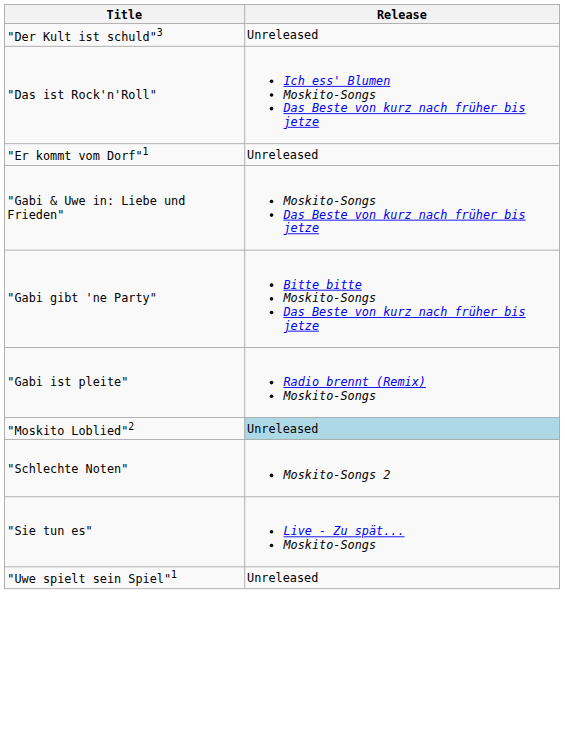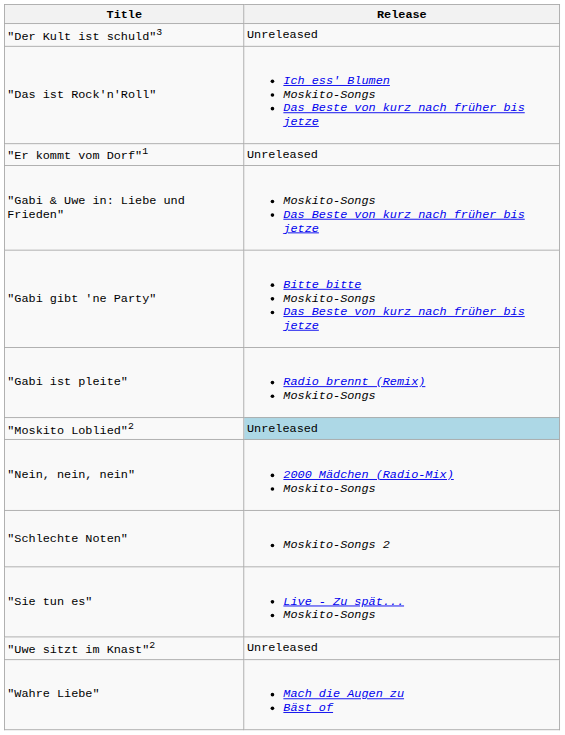+ row: (71, 475)
+ row: (81, 648)
- row: (92, 578)
+ row: (53, 694)
